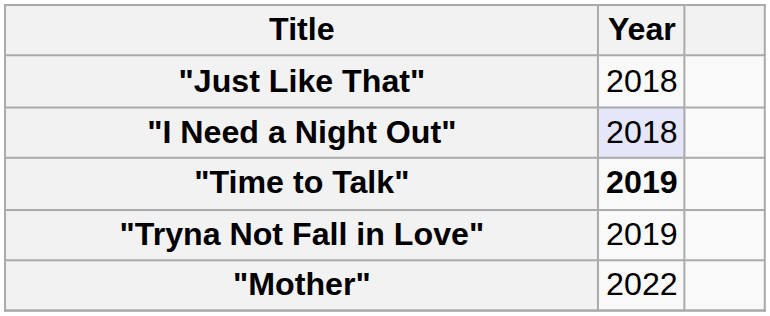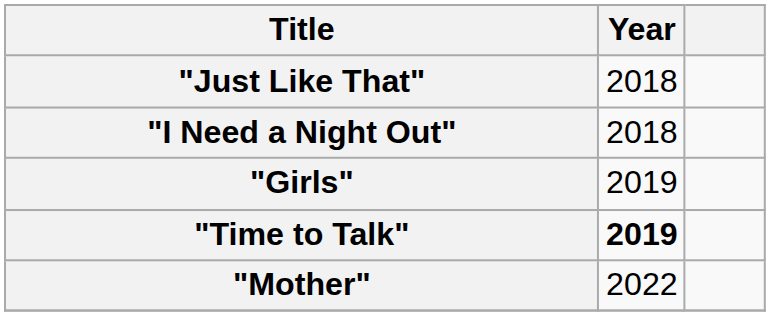(642, 132) lavender background -> (642, 132) no background
+ row: (302, 183)
- row: (302, 234)
